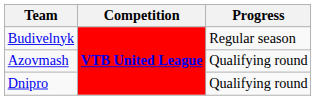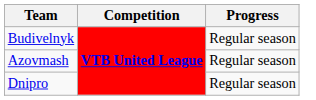(258, 60) Qualifying round -> (252, 60) Regular season
(258, 83) Qualifying round -> (252, 83) Regular season
